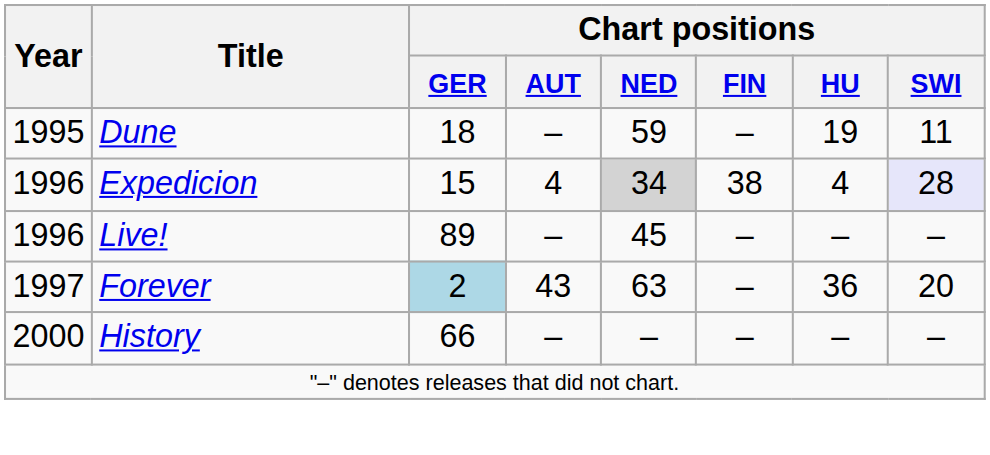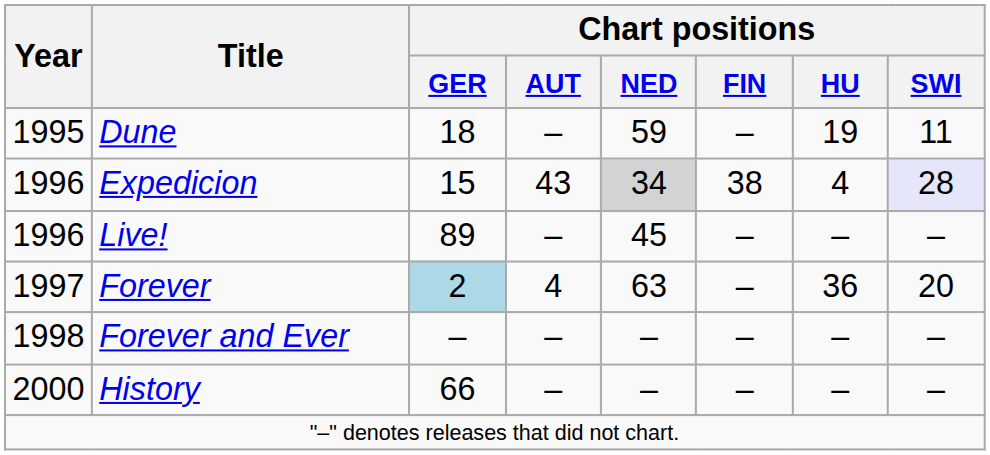(553, 183) 4 -> (553, 183) 43
(553, 286) 43 -> (553, 286) 4
+ row: (224, 337)
